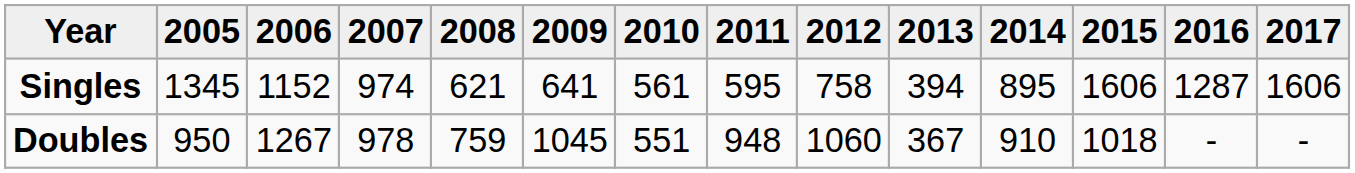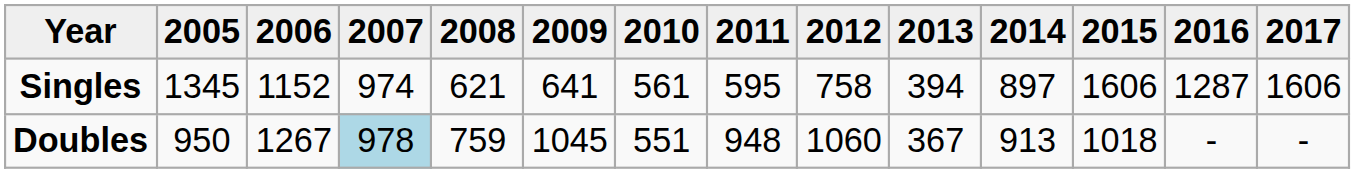(1028, 85) 895 -> (1028, 85) 897
(386, 140) no background -> (386, 140) lightblue background
(1028, 140) 910 -> (1028, 140) 913
